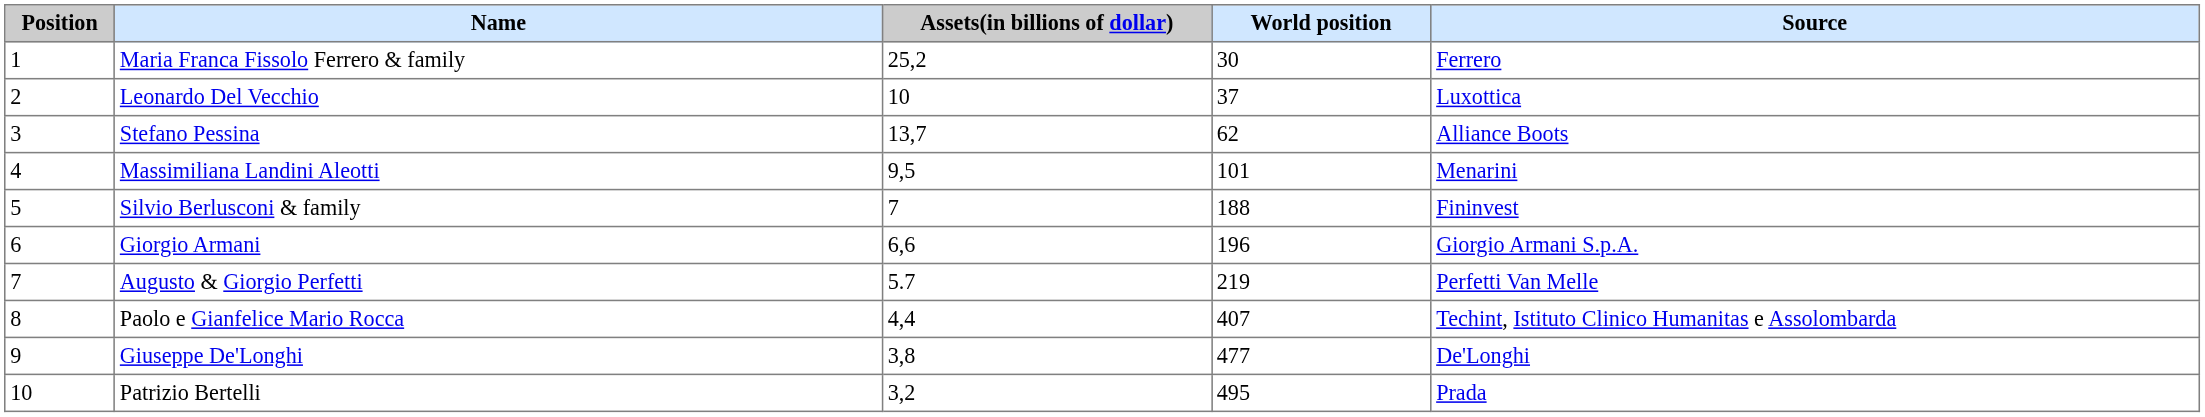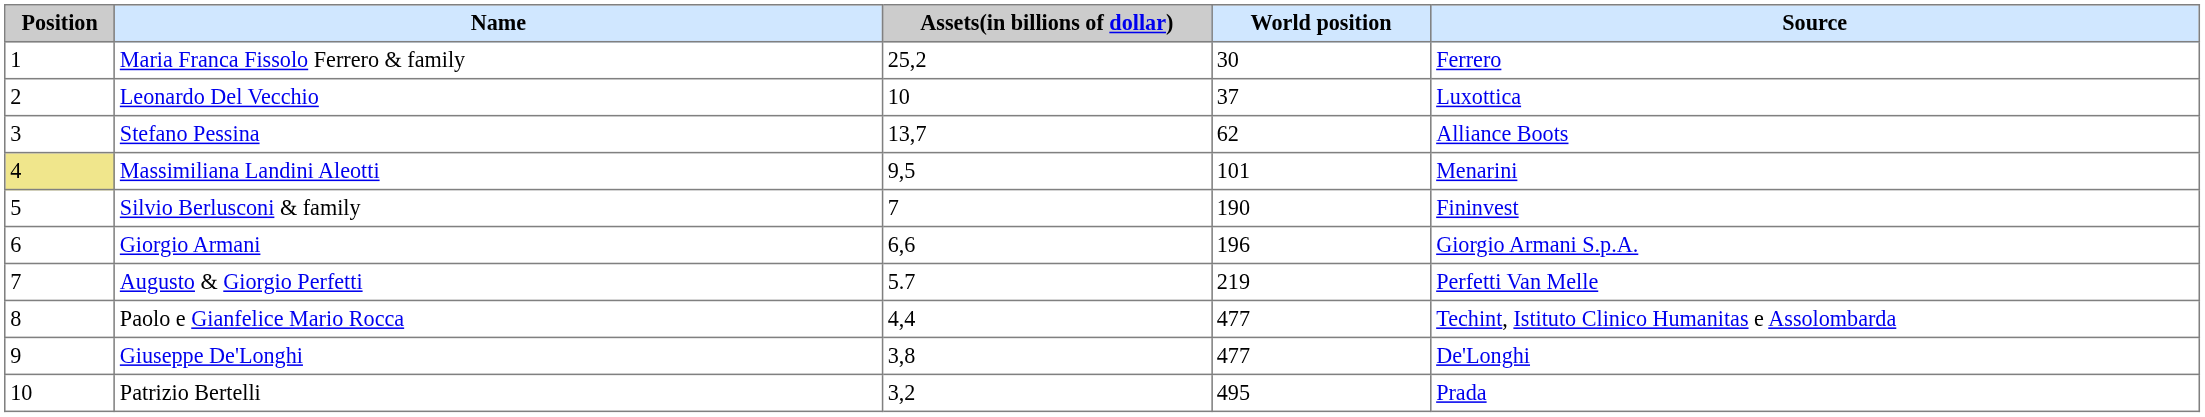(16, 170) no background -> (16, 170) khaki background
(1233, 207) 188 -> (1233, 207) 190
(1233, 318) 407 -> (1233, 318) 477
